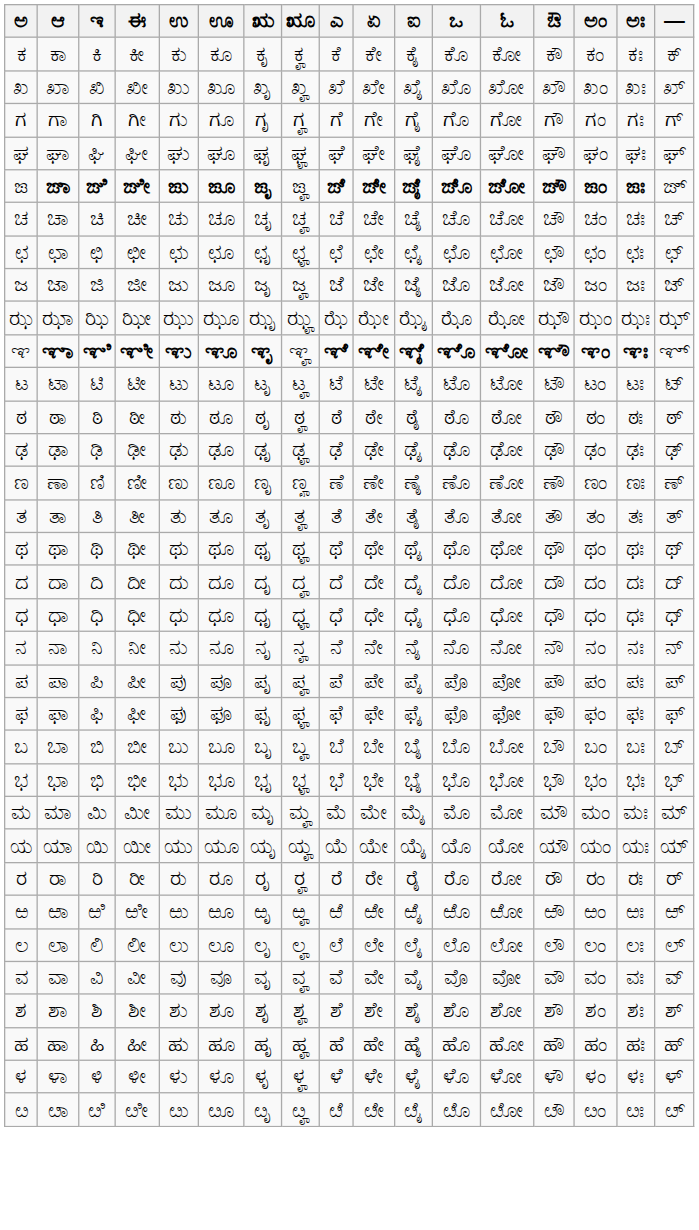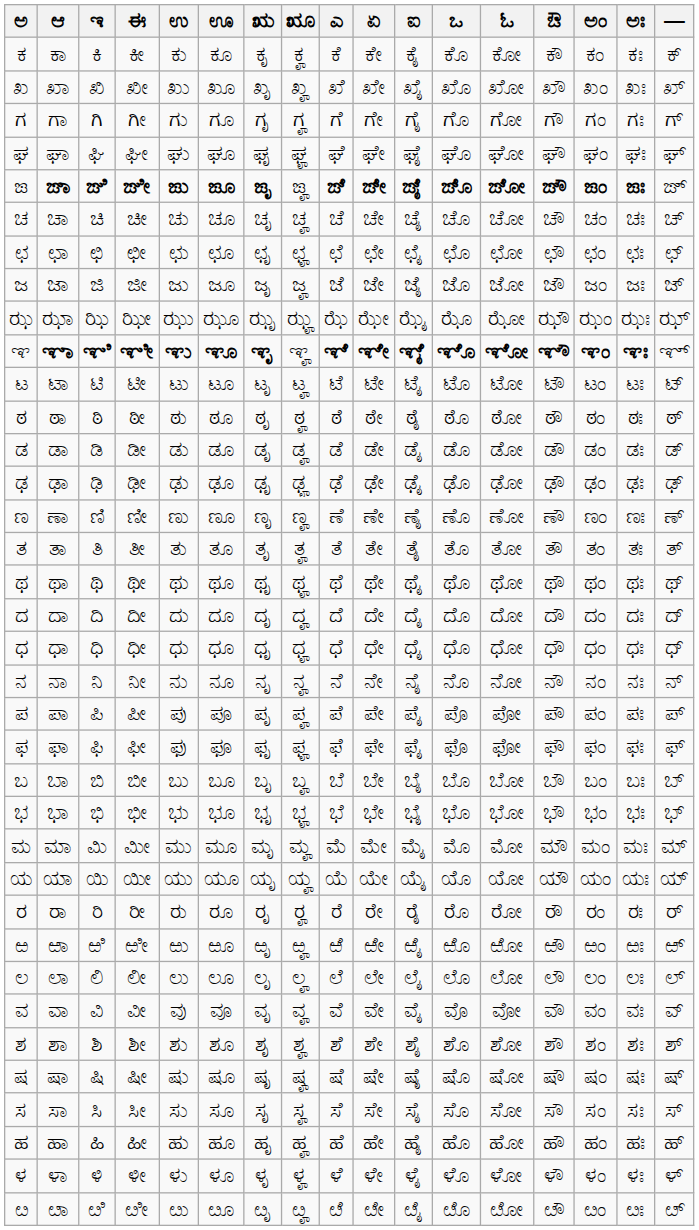+ row: (21, 449)
+ row: (21, 1076)
+ row: (21, 1109)
